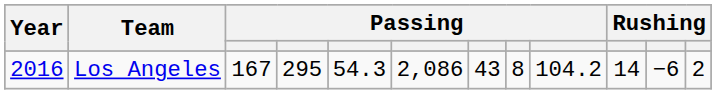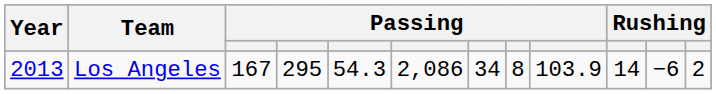(37, 70) 2016 -> (37, 70) 2013
(487, 70) 43 -> (487, 70) 34
(569, 70) 104.2 -> (569, 70) 103.9
